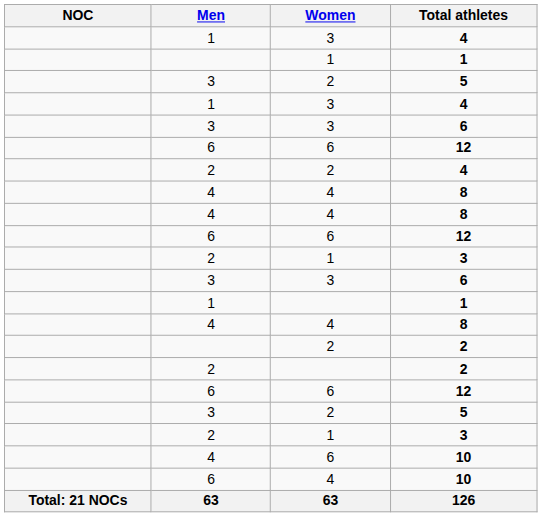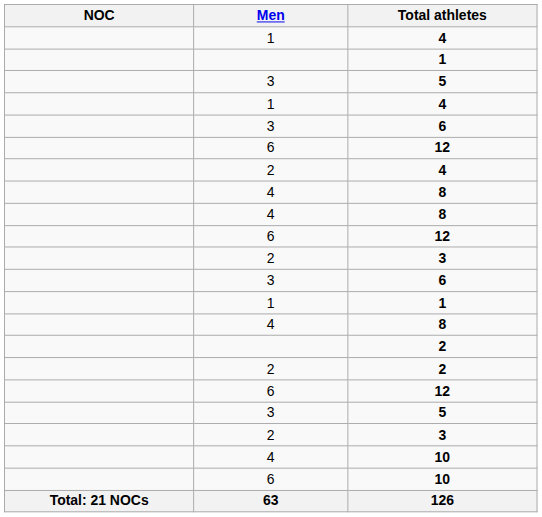- column: (330, 16)
